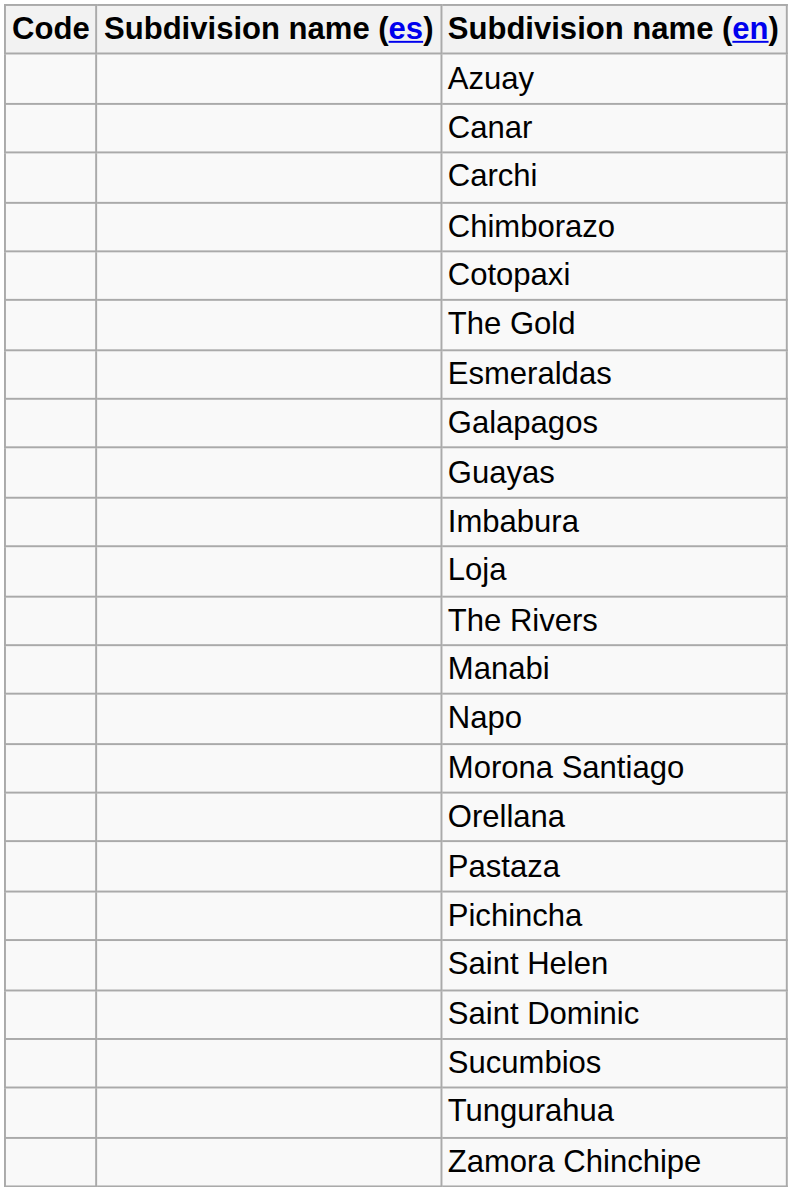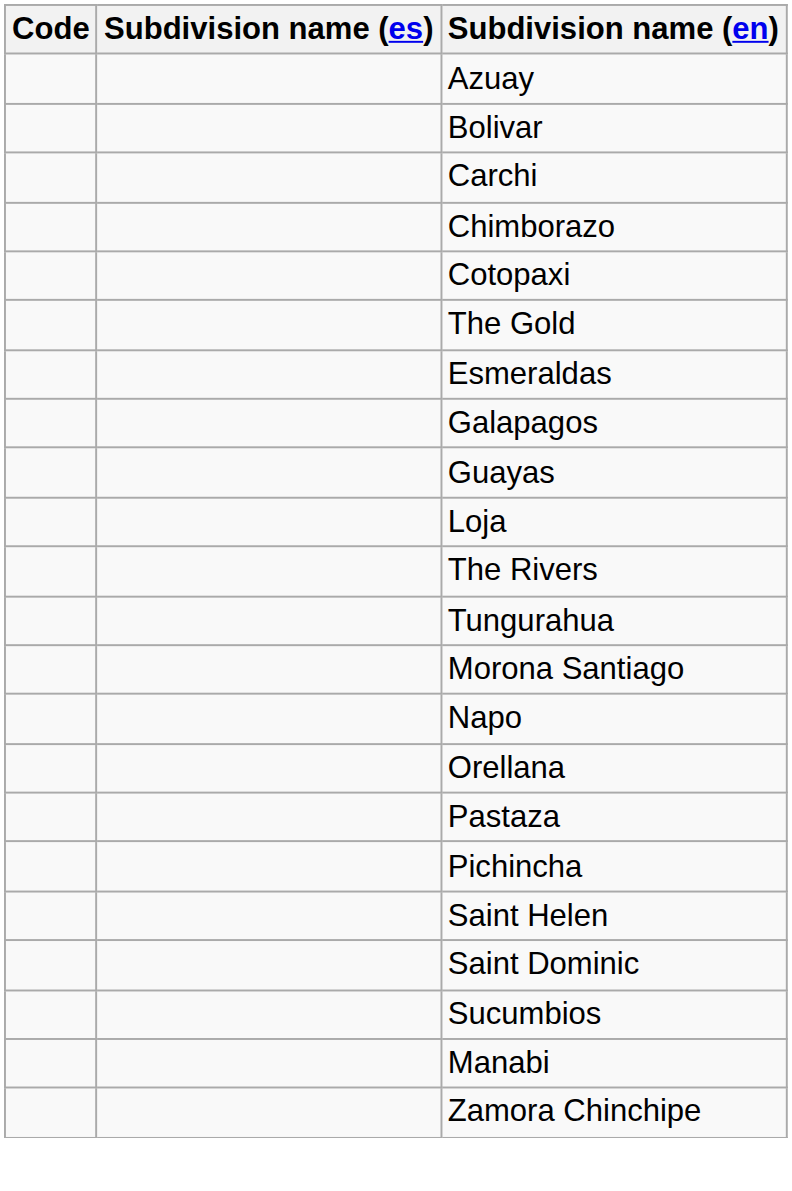+ row: (495, 127)
- row: (490, 127)
- row: (513, 521)
rows swapped: (499, 669) <-> (531, 1112)
rows swapped: (566, 767) <-> (485, 718)
